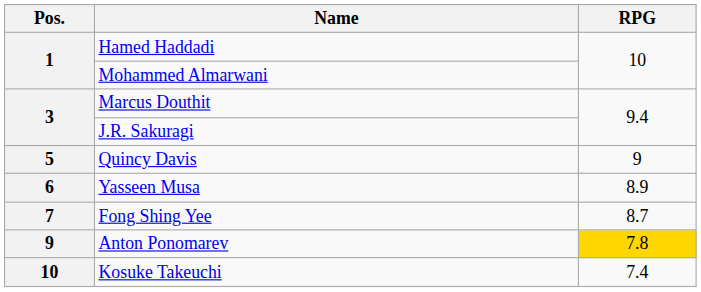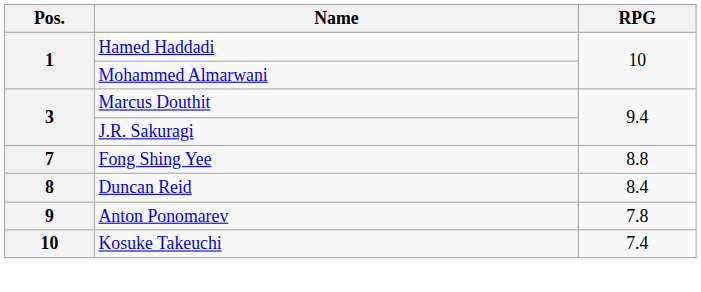- row: (148, 159)
- row: (149, 187)
(637, 215) 8.7 -> (637, 159) 8.8
+ row: (145, 187)
(637, 243) gold background -> (637, 215) no background
